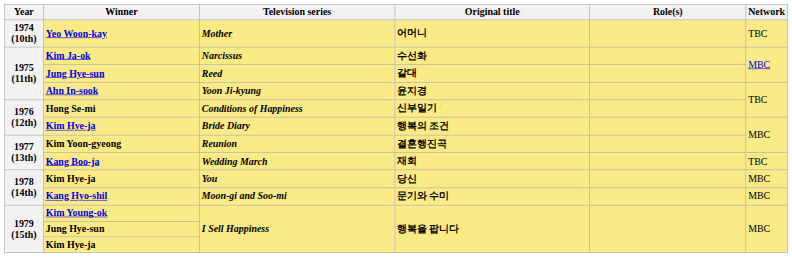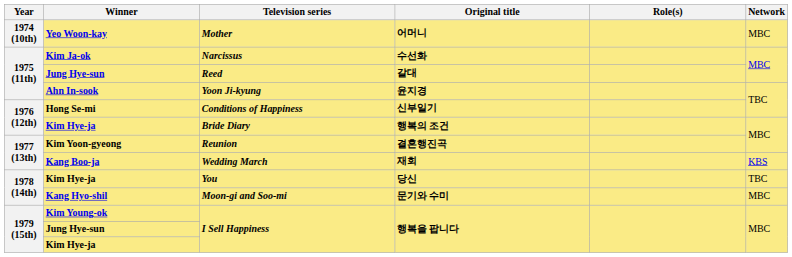(758, 33) TBC -> (759, 33) MBC
(758, 161) TBC -> (758, 161) KBS
(759, 179) MBC -> (758, 179) TBC
